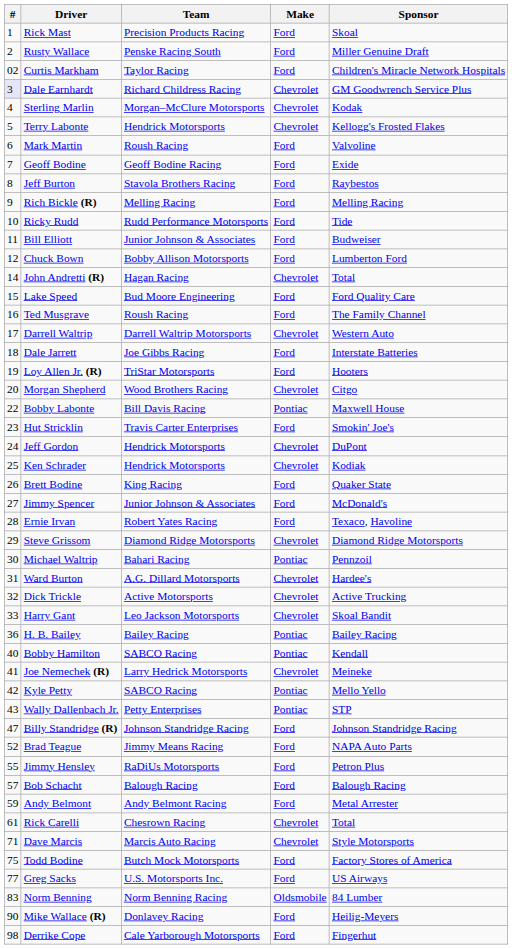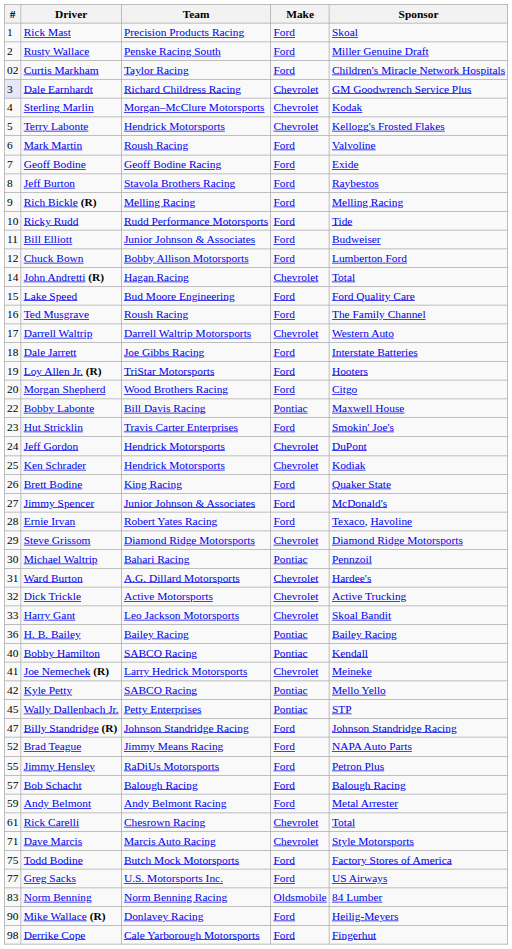(296, 390) Chevrolet -> (284, 390) Ford
(13, 709) 43 -> (13, 709) 45
